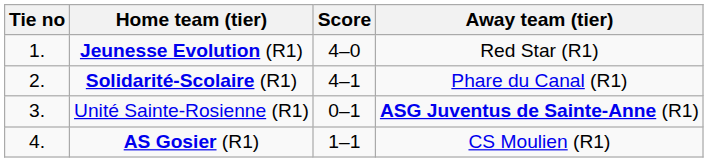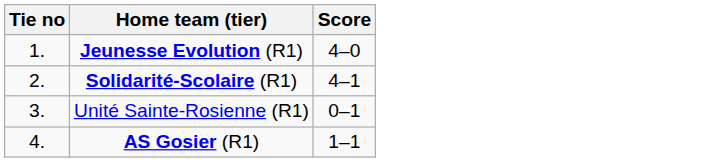- column: (539, 19)
